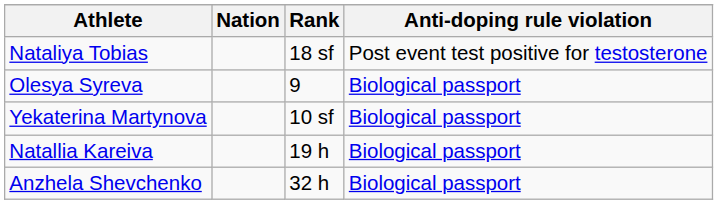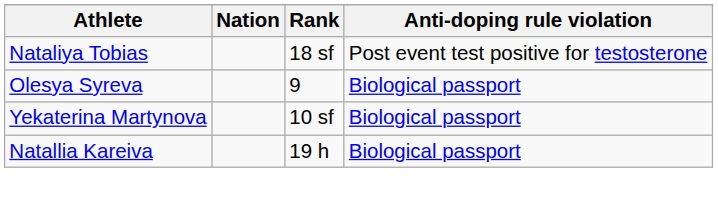- row: (106, 183)
